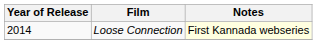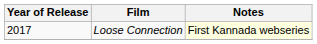(19, 30) 2014 -> (19, 30) 2017
